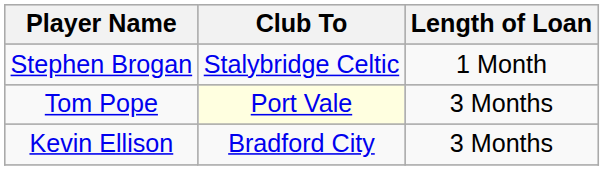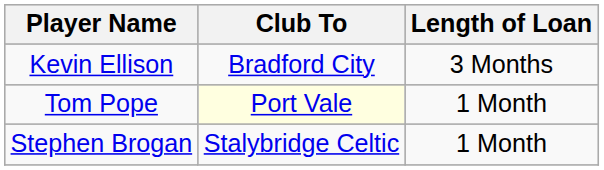rows swapped: (101, 64) <-> (101, 143)
(501, 104) 3 Months -> (501, 104) 1 Month
